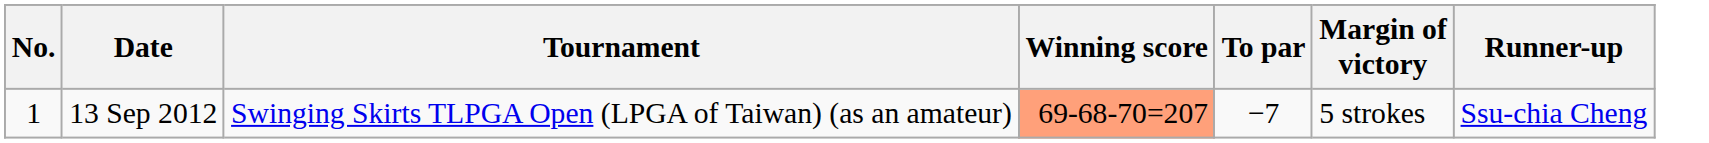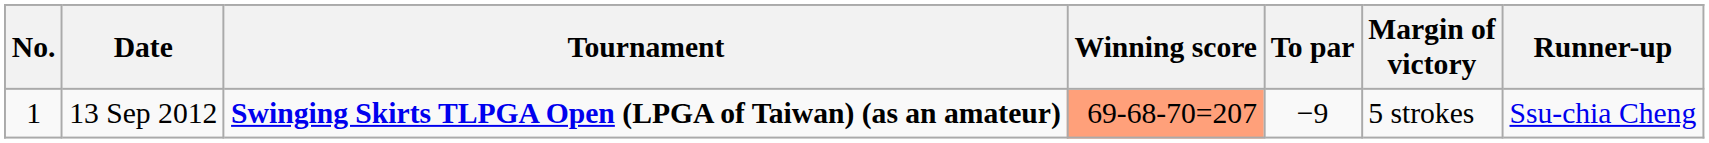(621, 113) normal -> (646, 113) bold
(1264, 113) −7 -> (1313, 113) −9
